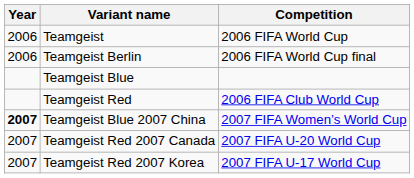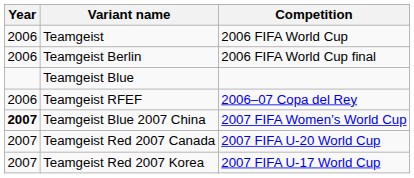- row: (87, 99)
+ row: (93, 99)
